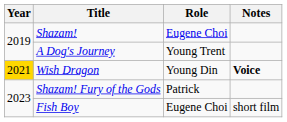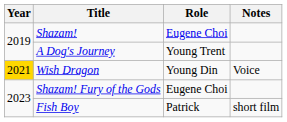(247, 70) bold -> (246, 70) normal
(183, 88) Patrick -> (197, 88) Eugene Choi
(197, 107) Eugene Choi -> (183, 107) Patrick
